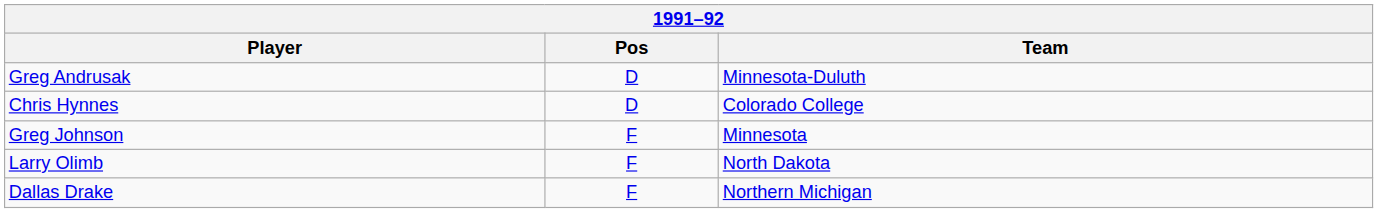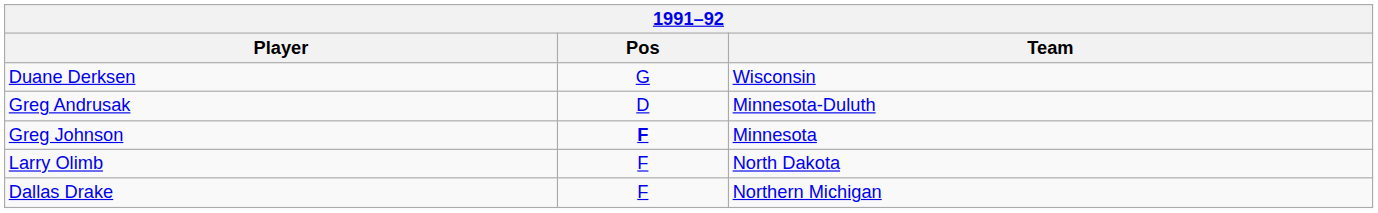+ row: (72, 76)
- row: (64, 105)
(632, 134) normal -> (643, 134) bold
